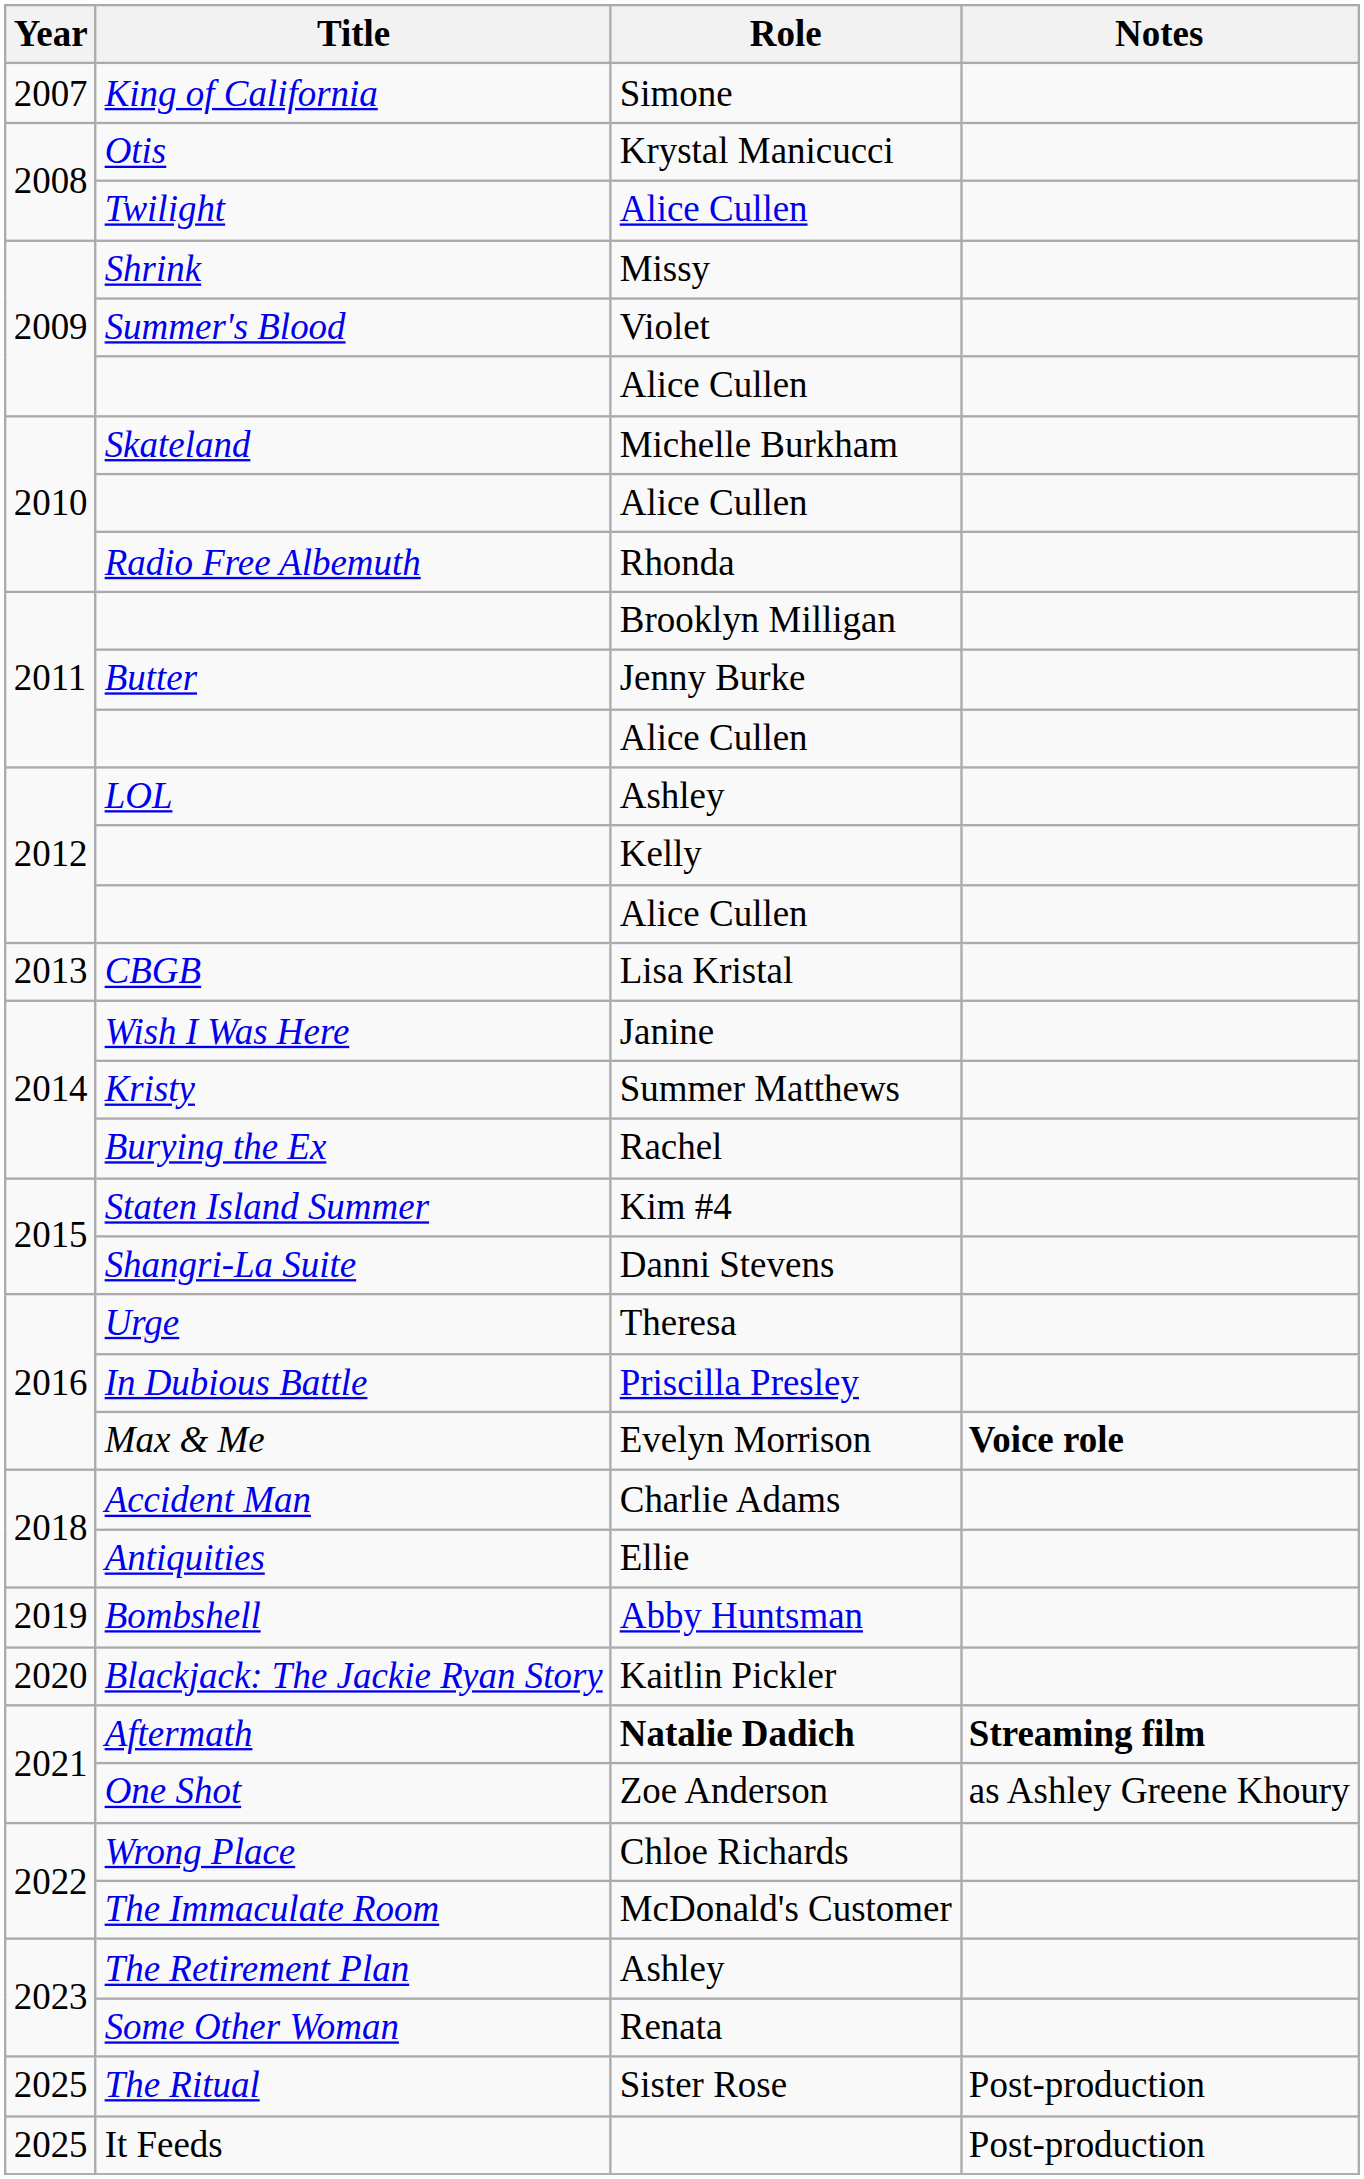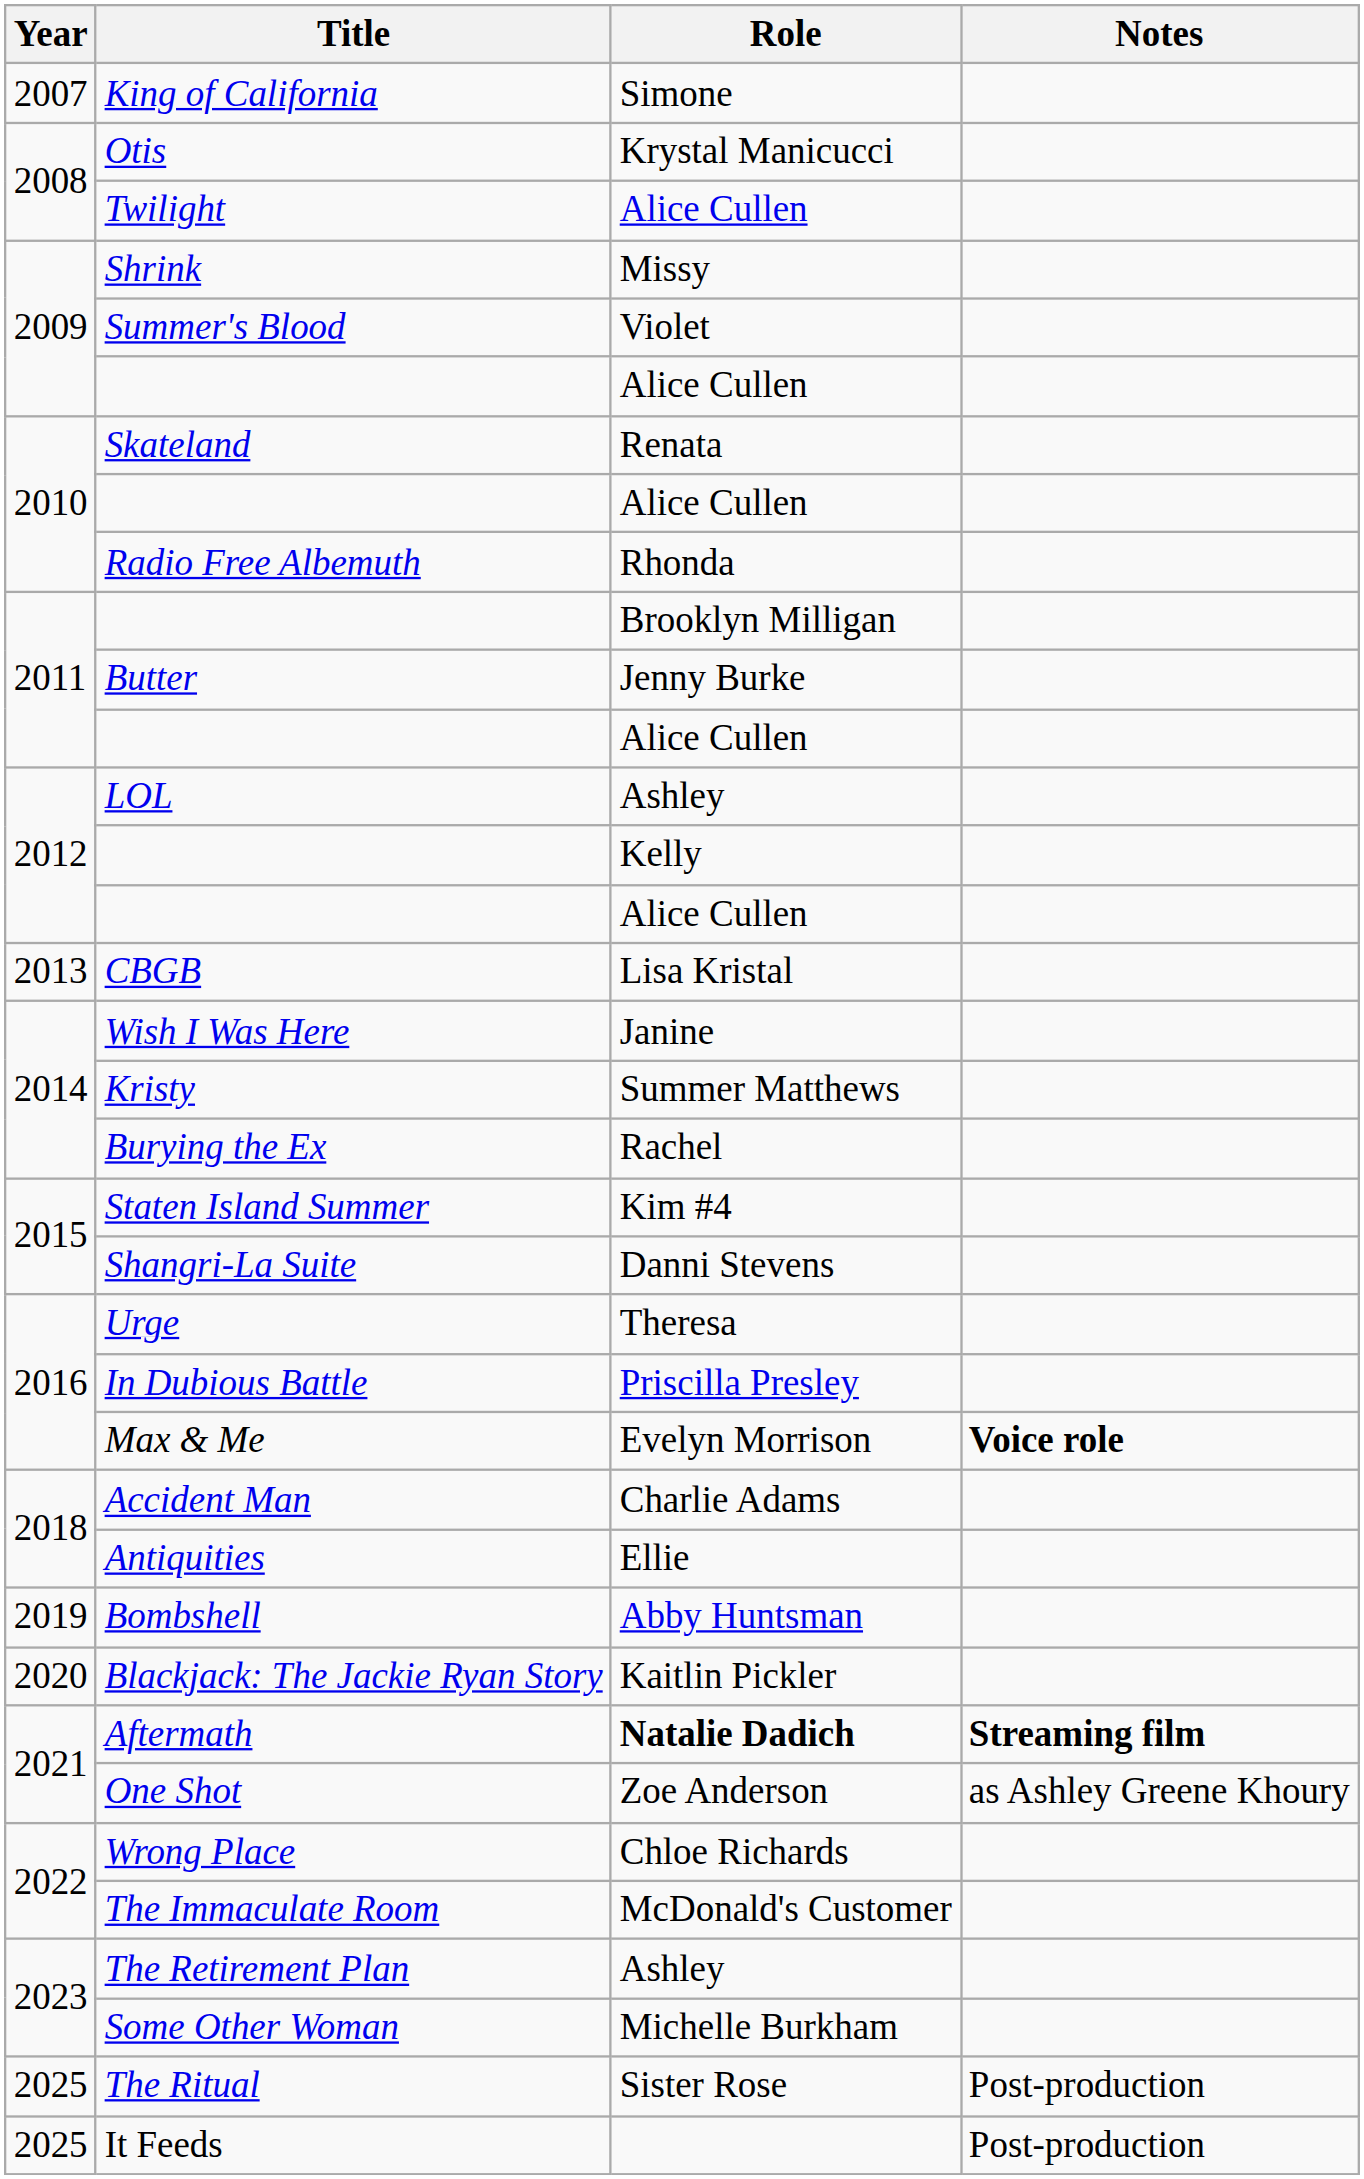(759, 444) Michelle Burkham -> (671, 444) Renata
(671, 2026) Renata -> (759, 2026) Michelle Burkham
